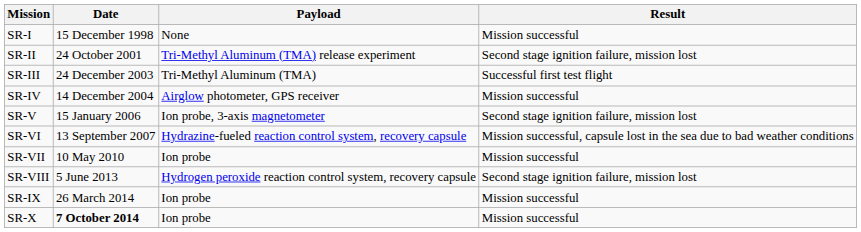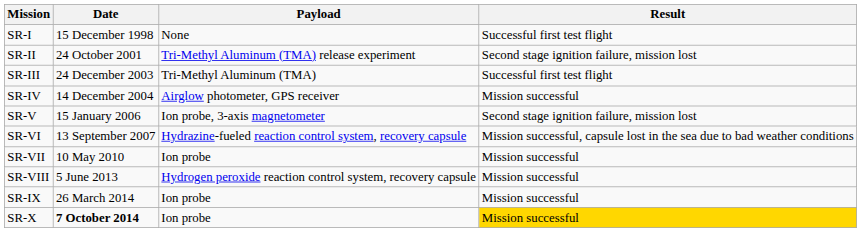(530, 34) Mission successful -> (547, 34) Successful first test flight
(589, 177) Second stage ignition failure, mission lost -> (530, 177) Mission successful
(530, 217) no background -> (530, 217) gold background
